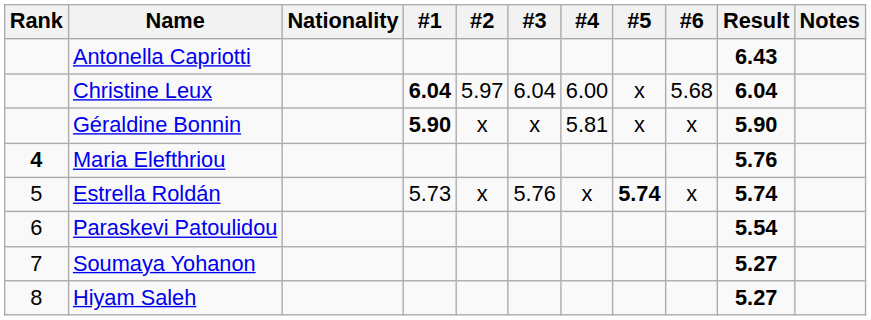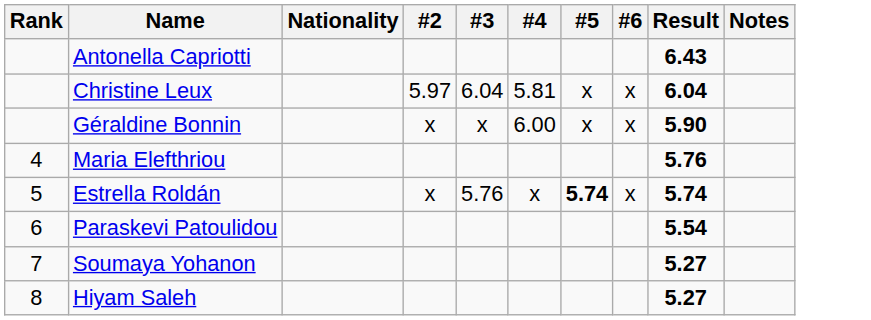- column: (430, 21)
(587, 90) 6.00 -> (535, 90) 5.81
(692, 90) 5.68 -> (630, 90) x
(587, 125) 5.81 -> (535, 125) 6.00
(36, 159) bold -> (36, 159) normal
